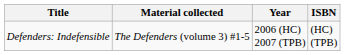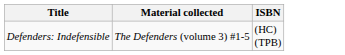- column: (280, 13)
